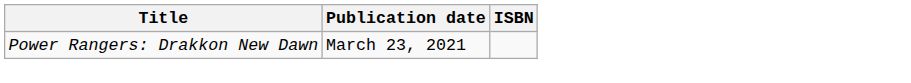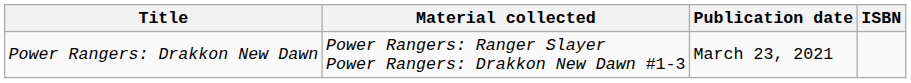+ column: (506, 18)
